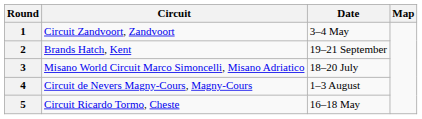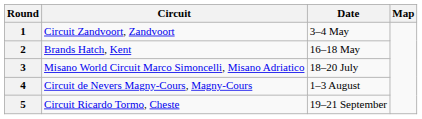(348, 49) 19–21 September -> (335, 49) 16–18 May
(335, 104) 16–18 May -> (348, 104) 19–21 September
